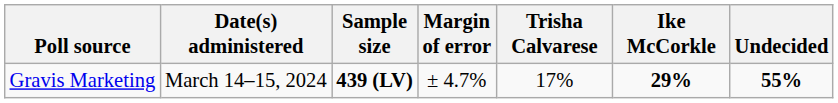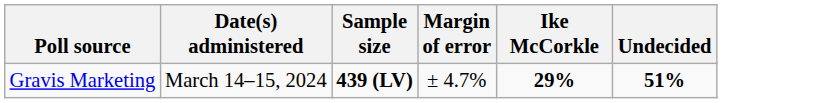- column: (554, 34)
(781, 80) 55% -> (665, 80) 51%
